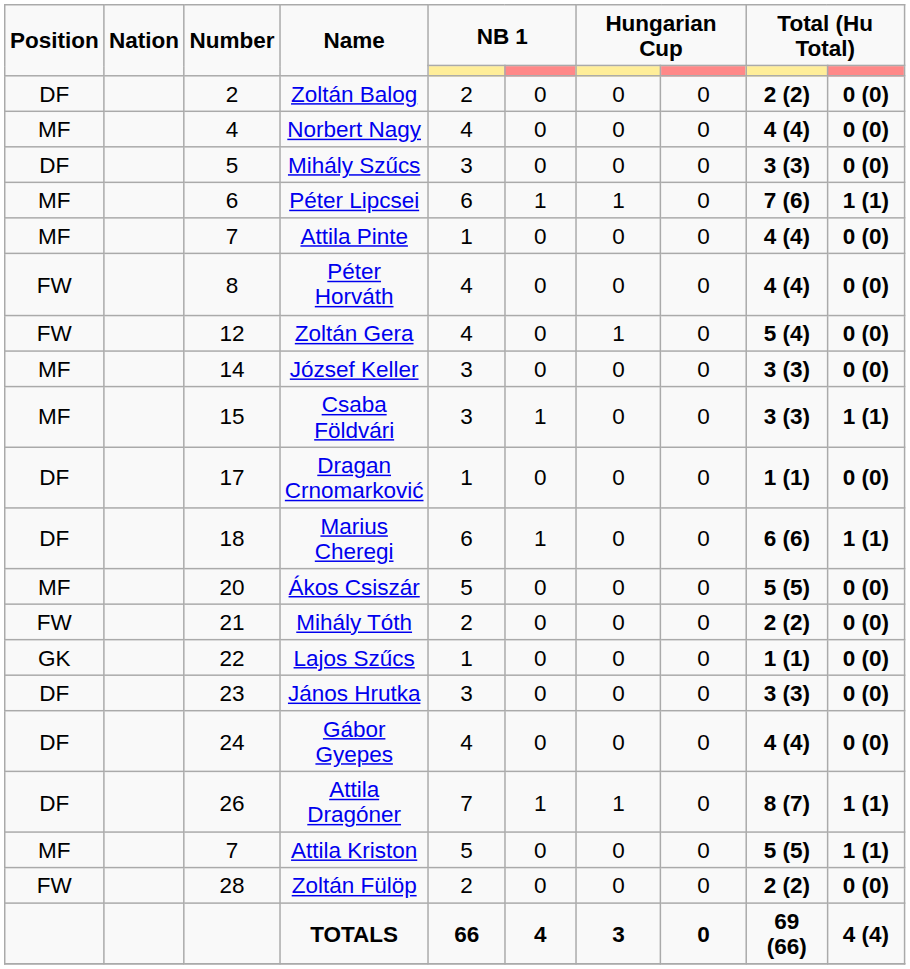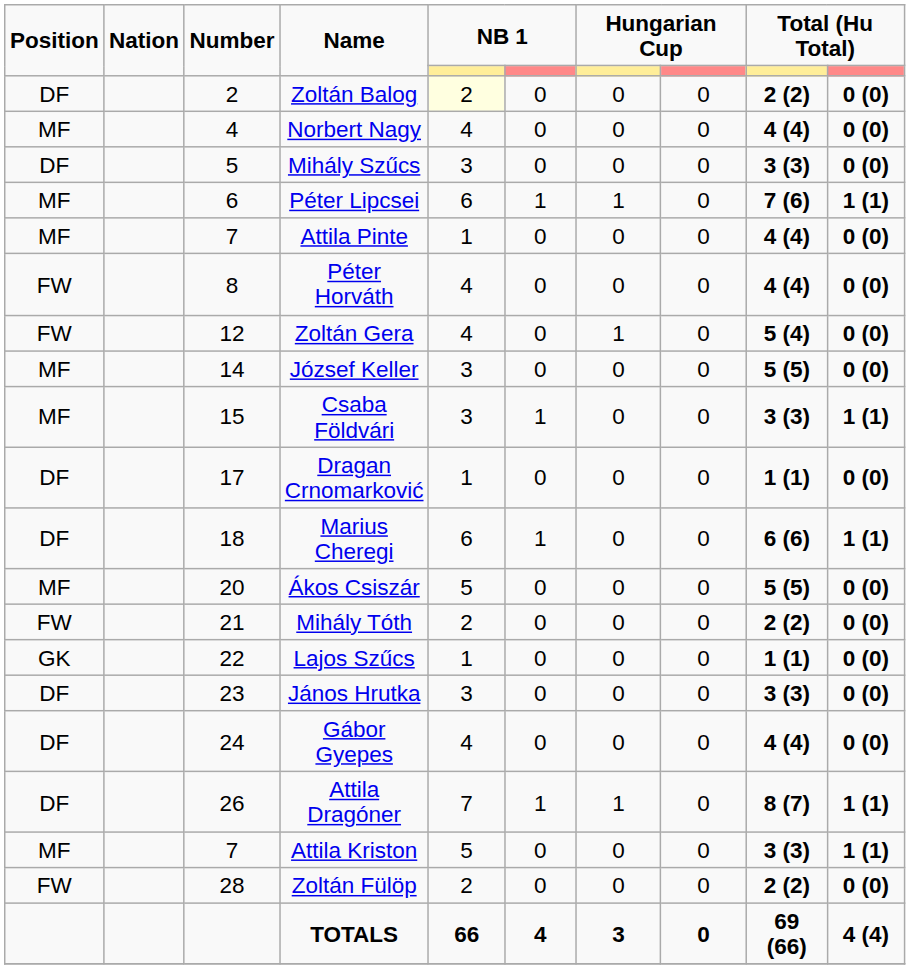(467, 94) no background -> (467, 94) lightyellow background
(787, 368) 3 (3) -> (787, 368) 5 (5)
(787, 850) 5 (5) -> (787, 850) 3 (3)
